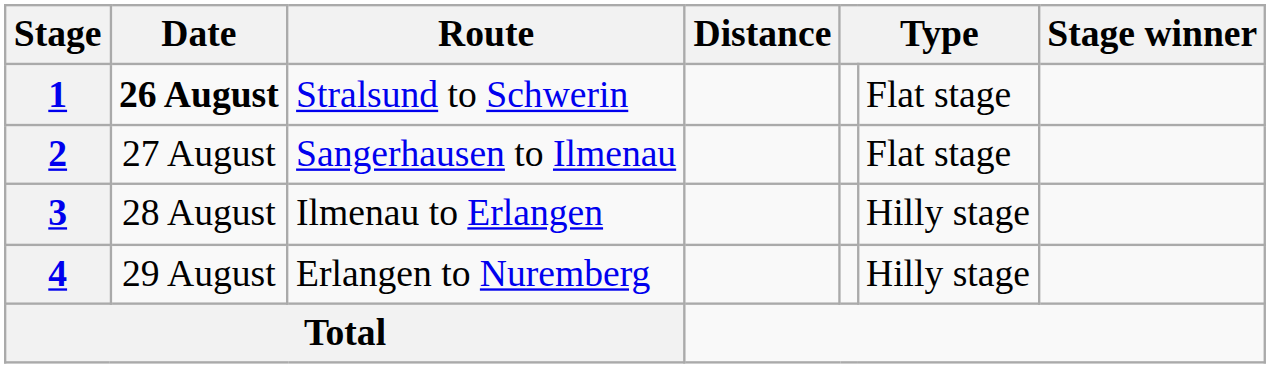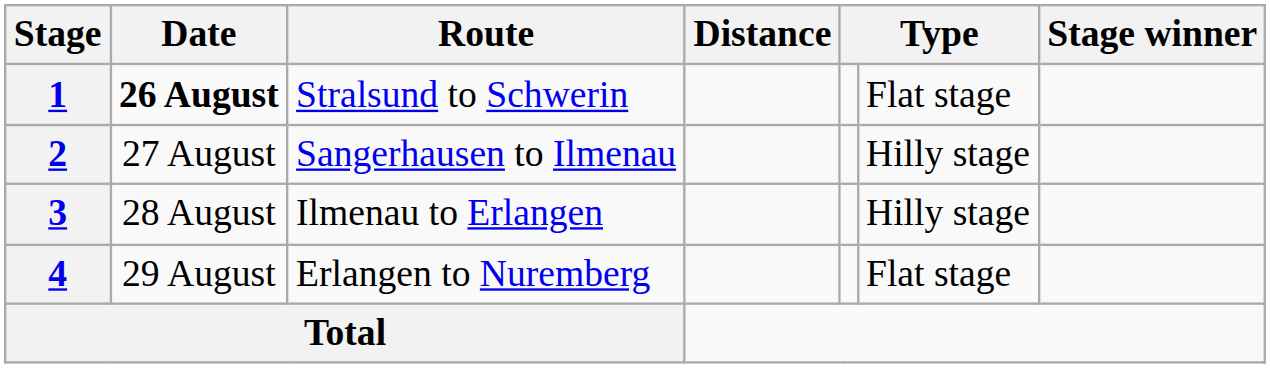(939, 153) Flat stage -> (948, 153) Hilly stage
(948, 272) Hilly stage -> (939, 272) Flat stage
